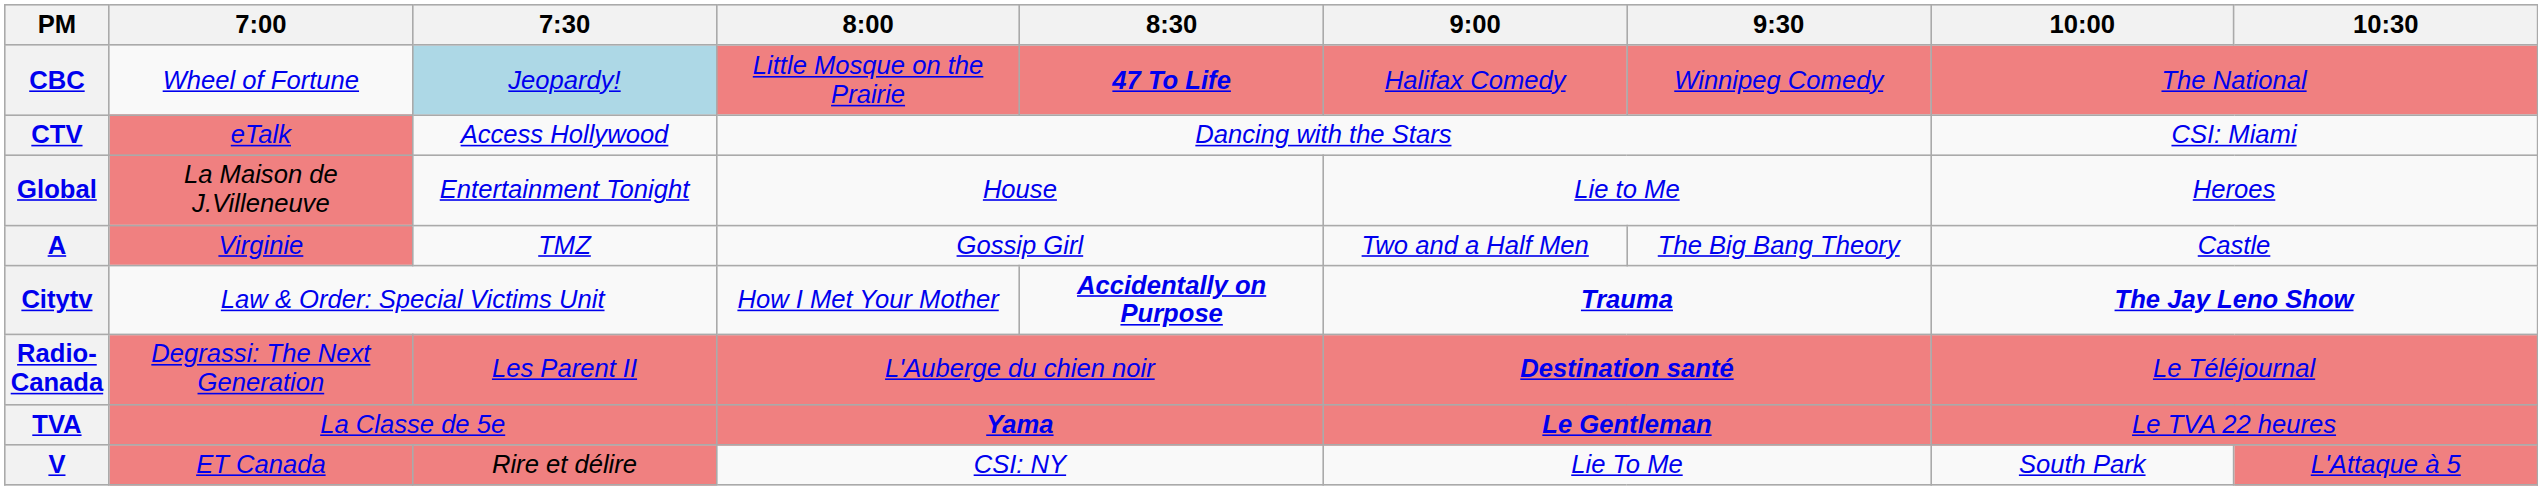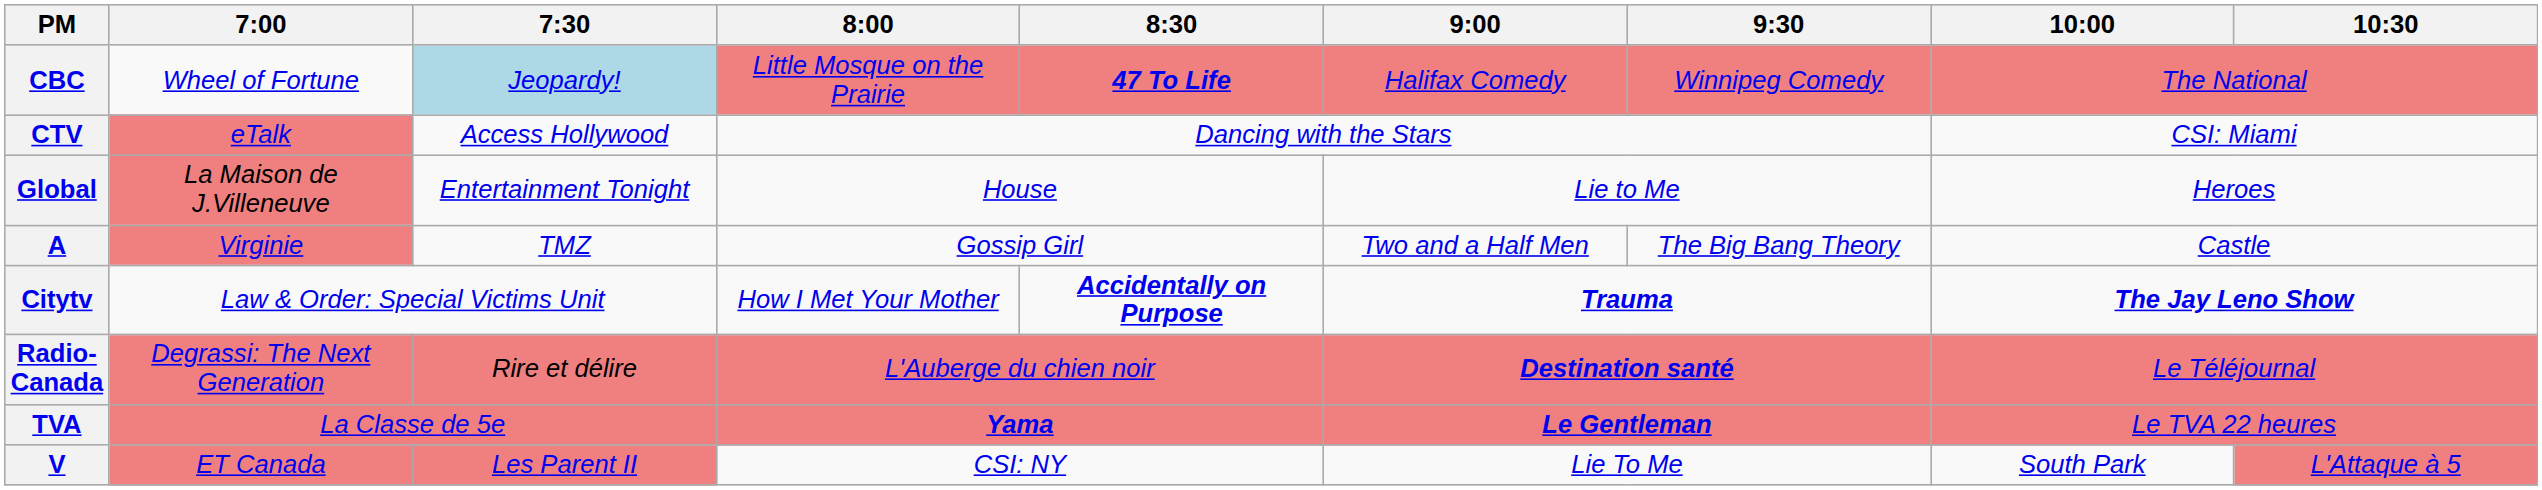(565, 369) Les Parent II -> (564, 369) Rire et délire
(564, 464) Rire et délire -> (565, 464) Les Parent II
